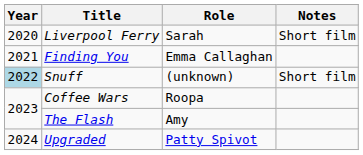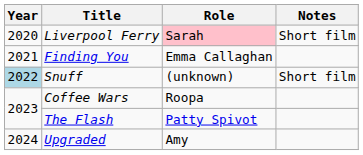(185, 36) no background -> (185, 36) pink background
(177, 119) Amy -> (211, 119) Patty Spivot
(211, 139) Patty Spivot -> (177, 139) Amy
